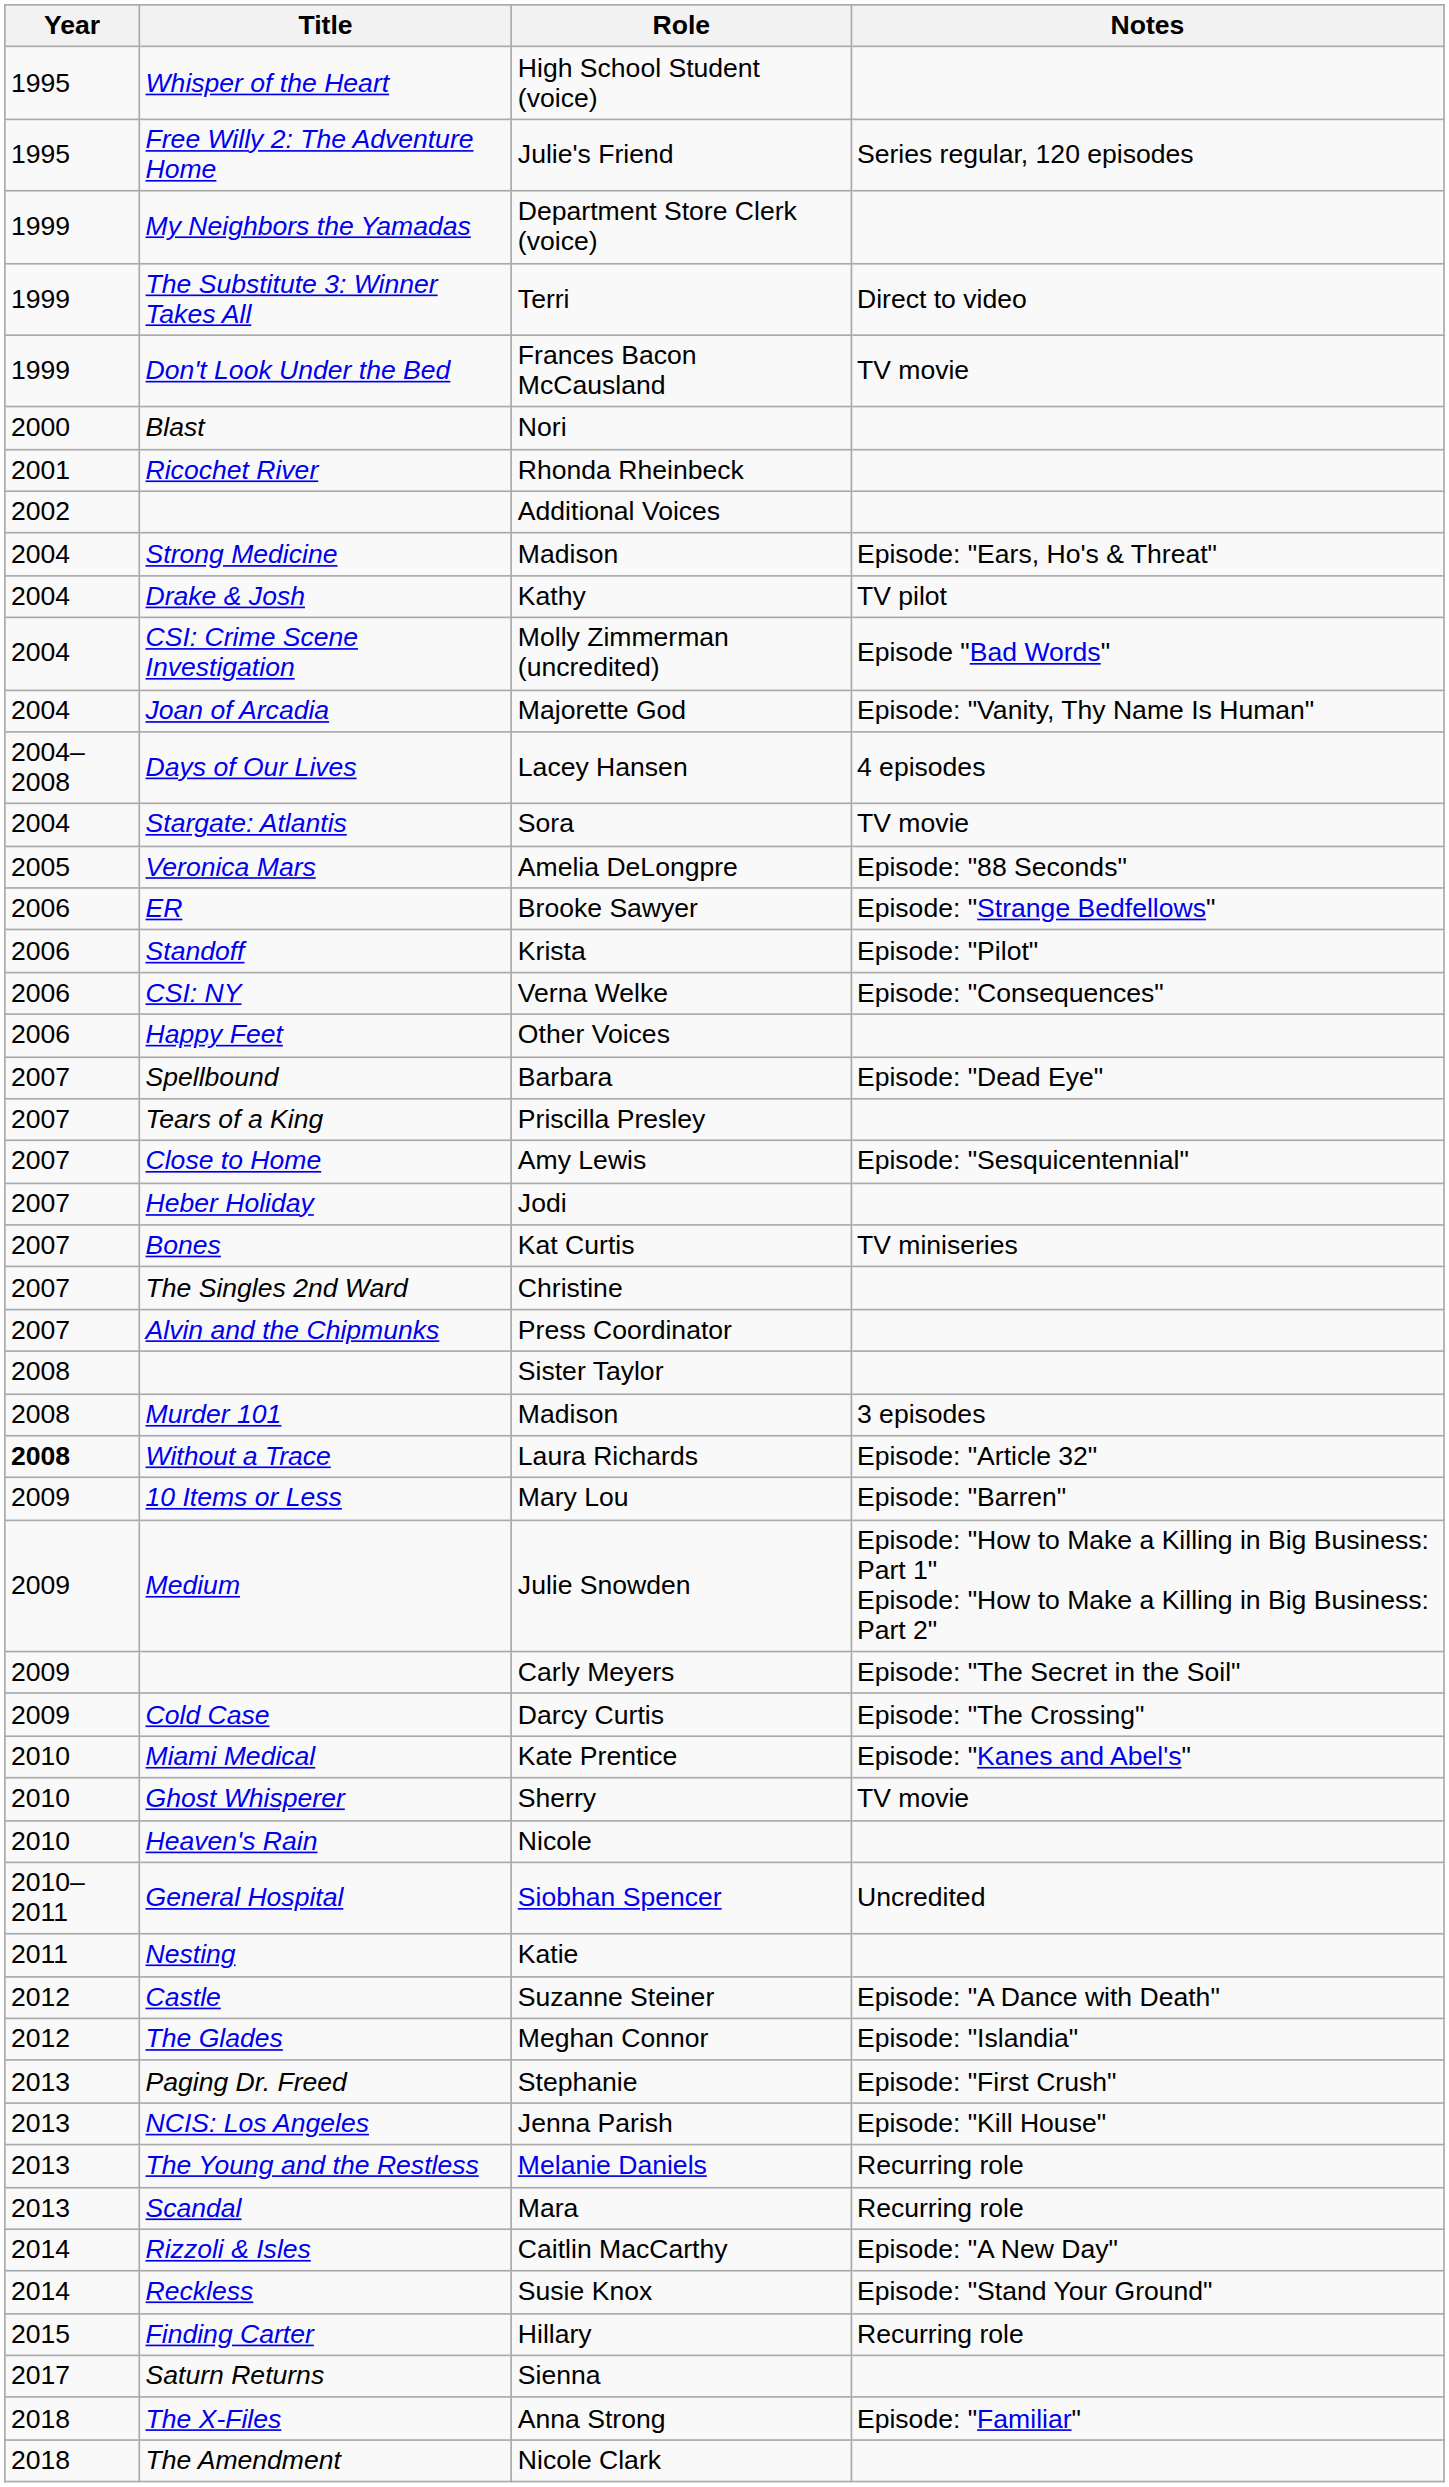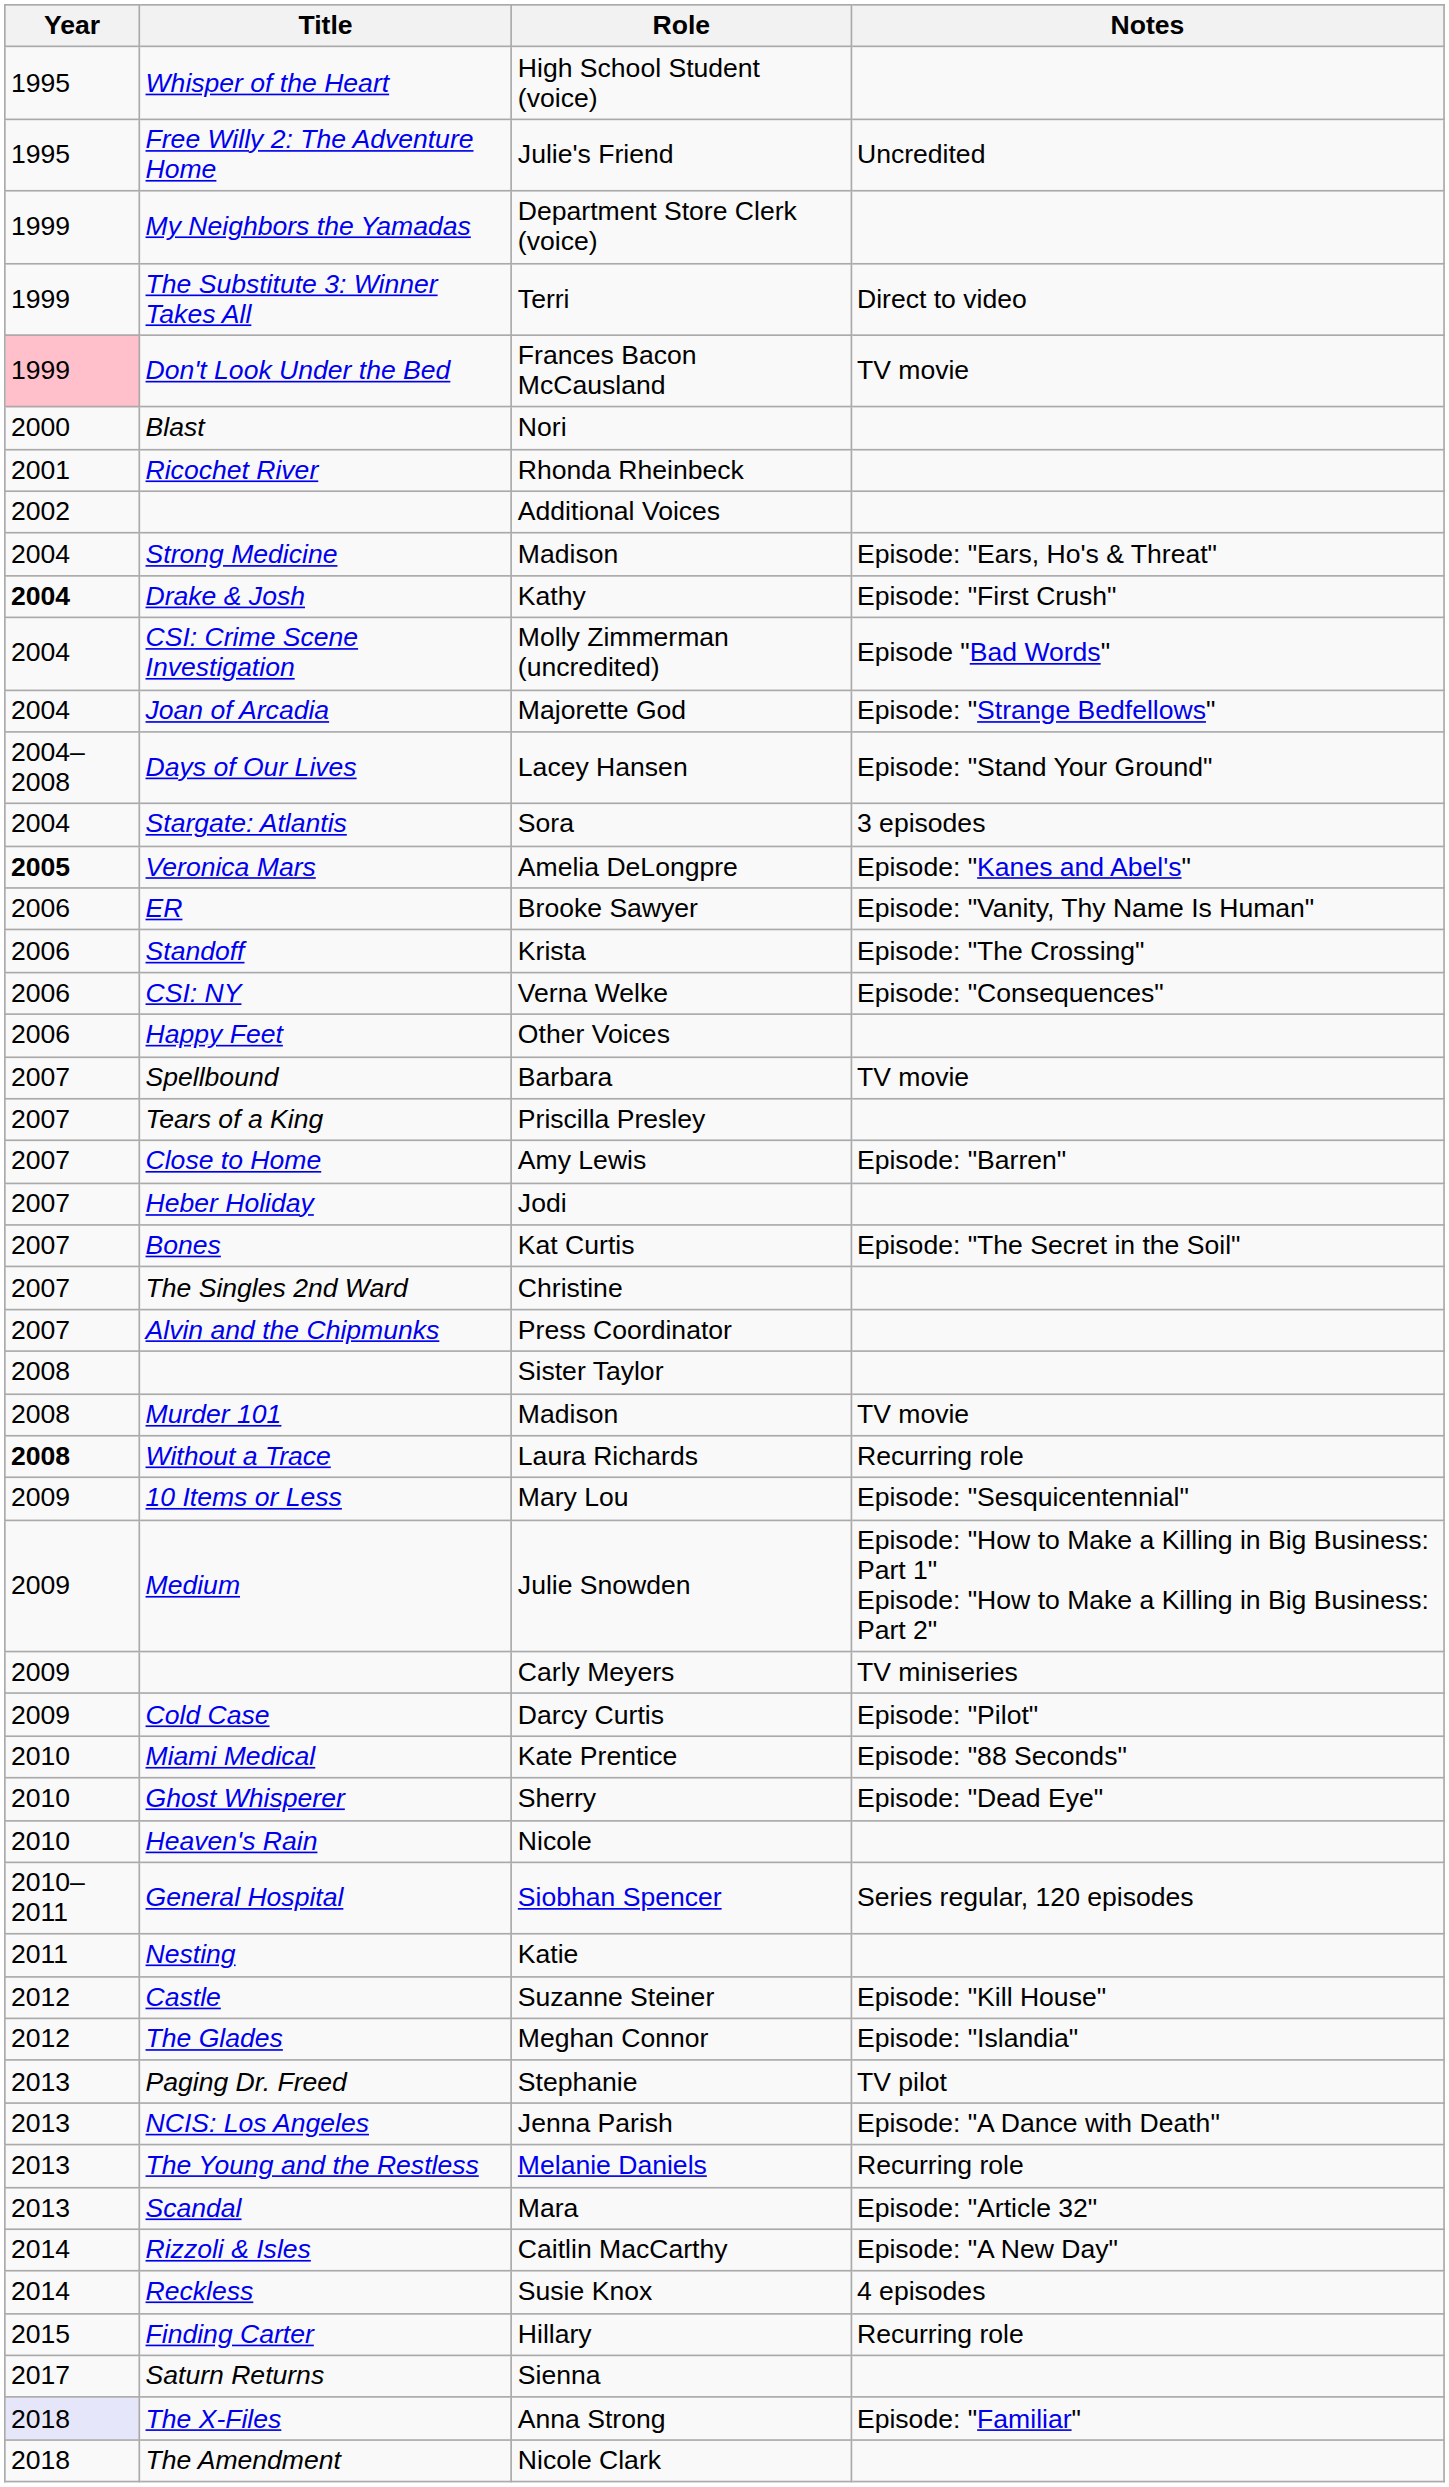(1025, 154) Series regular, 120 episodes -> (921, 154) Uncredited
(40, 370) no background -> (40, 370) pink background
(40, 596) normal -> (40, 596) bold
(902, 596) TV pilot -> (987, 596) Episode: "First Crush"
(1086, 710) Episode: "Vanity, Thy Name Is Human" -> (1036, 710) Episode: "Strange Bedfellows"
(921, 767) 4 episodes -> (1035, 767) Episode: "Stand Your Ground"
(913, 824) TV movie -> (921, 824) 3 episodes
(40, 866) normal -> (40, 866) bold
(992, 866) Episode: "88 Seconds" -> (1024, 866) Episode: "Kanes and Abel's"
(1036, 908) Episode: "Strange Bedfellows" -> (1086, 908) Episode: "Vanity, Thy Name Is Human"
(948, 950) Episode: "Pilot" -> (1001, 950) Episode: "The Crossing"
(980, 1077) Episode: "Dead Eye" -> (913, 1077) TV movie
(1023, 1161) Episode: "Sesquicentennial" -> (962, 1161) Episode: "Barren"
(937, 1245) TV miniseries -> (1049, 1245) Episode: "The Secret in the Soil"
(921, 1414) 3 episodes -> (913, 1414) TV movie
(977, 1456) Episode: "Article 32" -> (940, 1456) Recurring role
(962, 1498) Episode: "Barren" -> (1023, 1498) Episode: "Sesquicentennial"
(1049, 1672) Episode: "The Secret in the Soil" -> (937, 1672) TV miniseries
(1001, 1714) Episode: "The Crossing" -> (948, 1714) Episode: "Pilot"
(1024, 1756) Episode: "Kanes and Abel's" -> (992, 1756) Episode: "88 Seconds"
(913, 1798) TV movie -> (980, 1798) Episode: "Dead Eye"
(921, 1897) Uncredited -> (1025, 1897) Series regular, 120 episodes
(1038, 1997) Episode: "A Dance with Death" -> (982, 1997) Episode: "Kill House"
(987, 2081) Episode: "First Crush" -> (902, 2081) TV pilot
(982, 2123) Episode: "Kill House" -> (1038, 2123) Episode: "A Dance with Death"
(940, 2207) Recurring role -> (977, 2207) Episode: "Article 32"
(1035, 2291) Episode: "Stand Your Ground" -> (921, 2291) 4 episodes
(40, 2418) no background -> (40, 2418) lavender background
